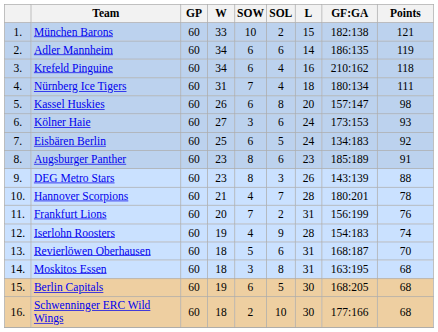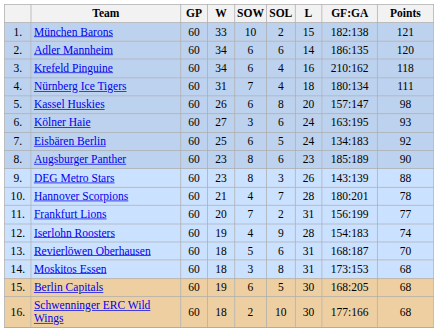(405, 50) 119 -> (405, 50) 120
(350, 123) 173:153 -> (350, 123) 163:195
(405, 159) 91 -> (405, 159) 90
(405, 214) 76 -> (405, 214) 77
(350, 269) 163:195 -> (350, 269) 173:153
